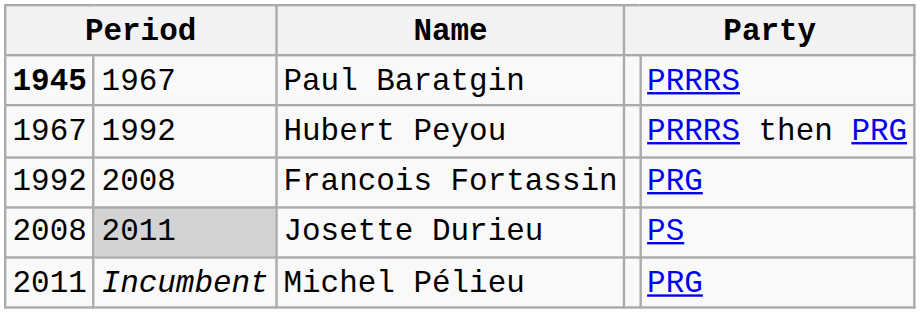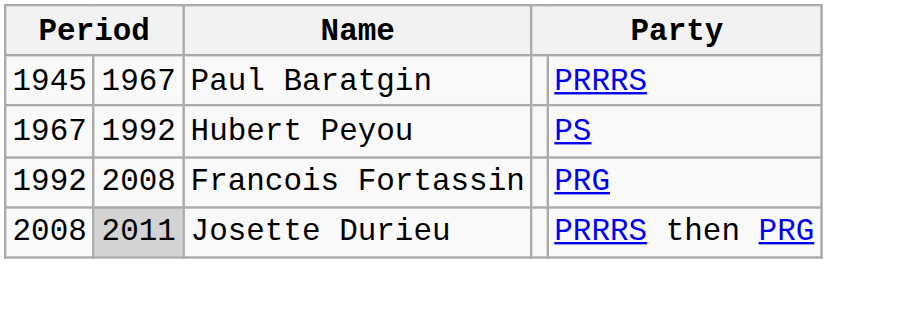(50, 81) bold -> (50, 81) normal
(777, 131) PRRRS then PRG -> (573, 131) PS
(666, 232) PS -> (684, 232) PRRRS then PRG
- row: (404, 283)
